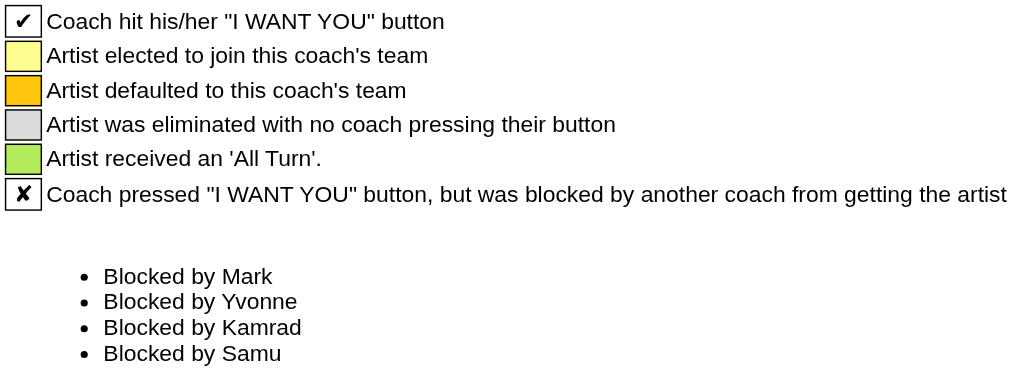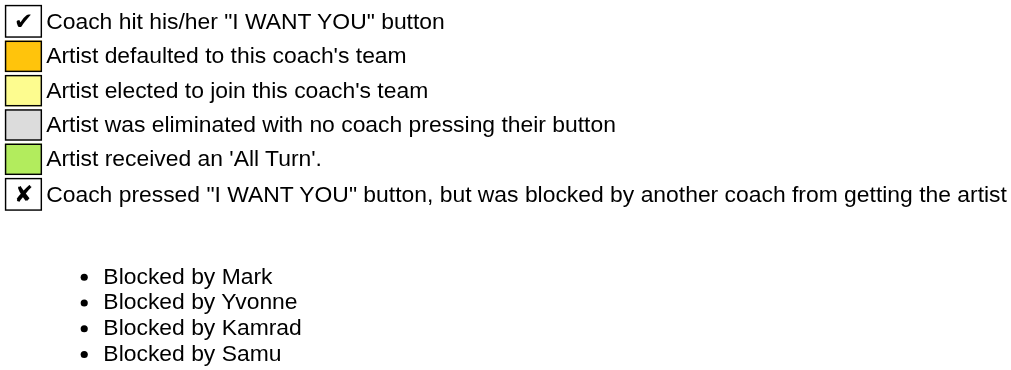rows swapped: (226, 90) <-> (237, 56)
